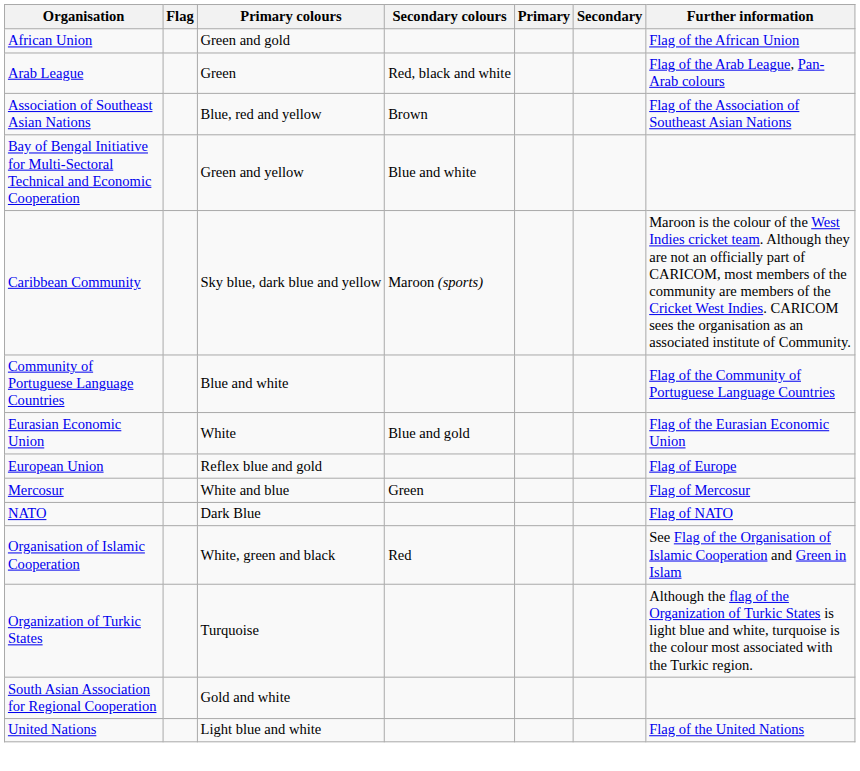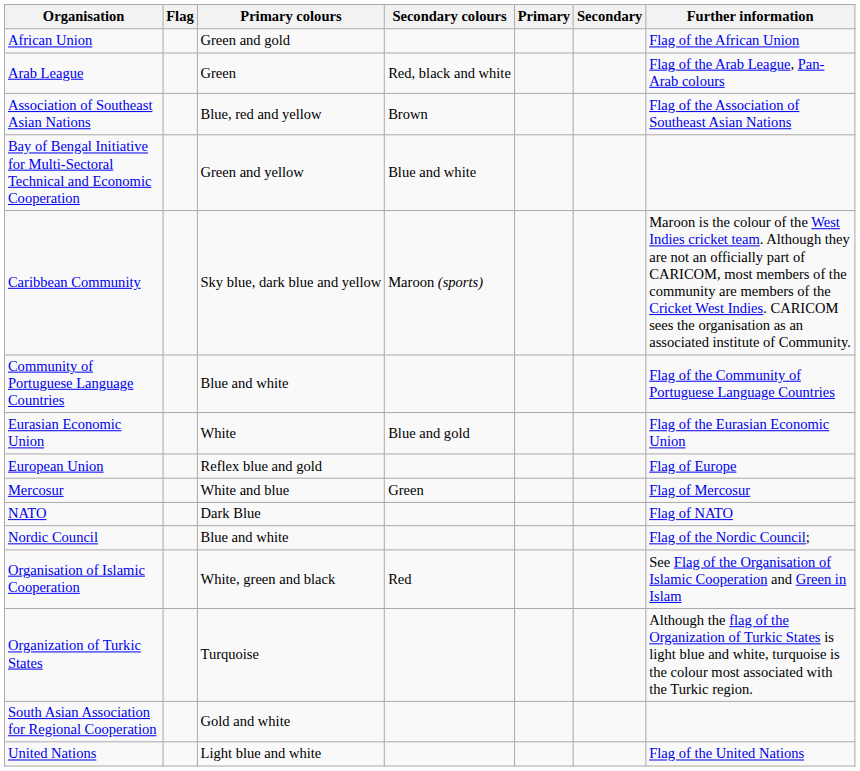+ row: (53, 538)
